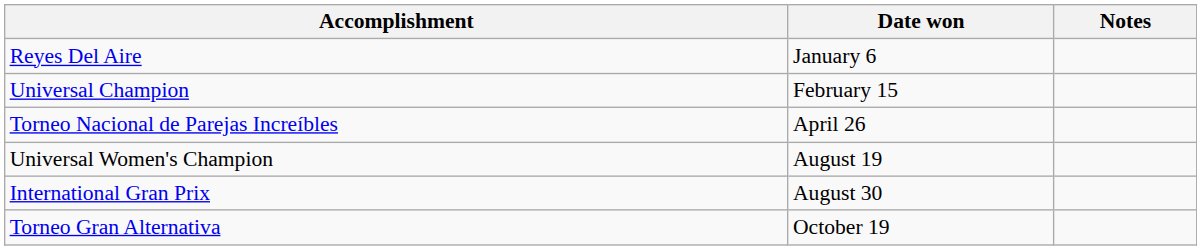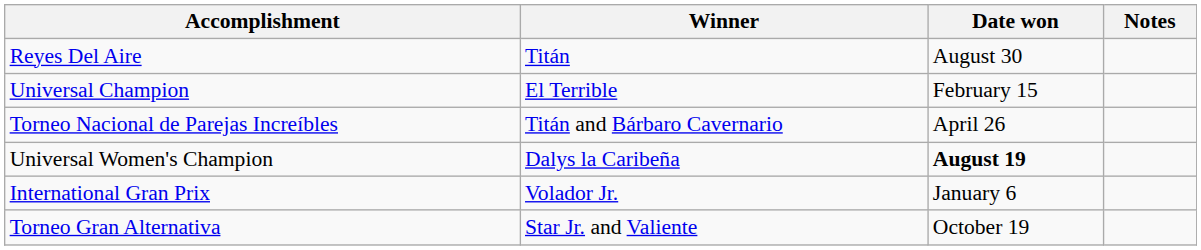+ column: (724, 21)
(835, 55) January 6 -> (978, 55) August 30
(838, 158) normal -> (979, 158) bold
(838, 192) August 30 -> (975, 192) January 6
